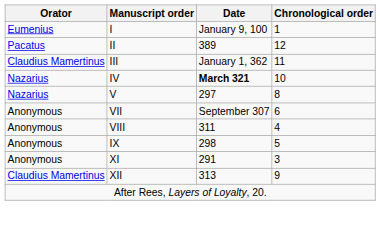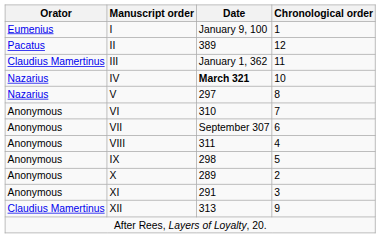+ row: (114, 111)
+ row: (113, 176)
